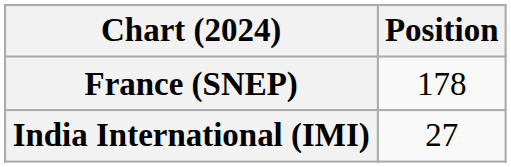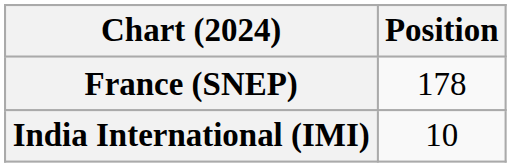(442, 135) 27 -> (442, 135) 10
